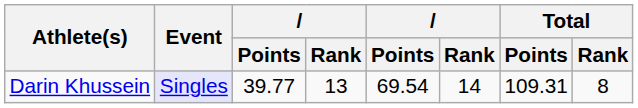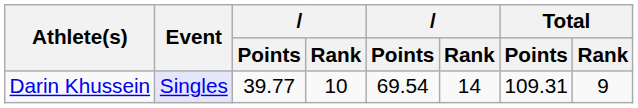(336, 87) 13 -> (336, 87) 10
(603, 87) 8 -> (603, 87) 9
